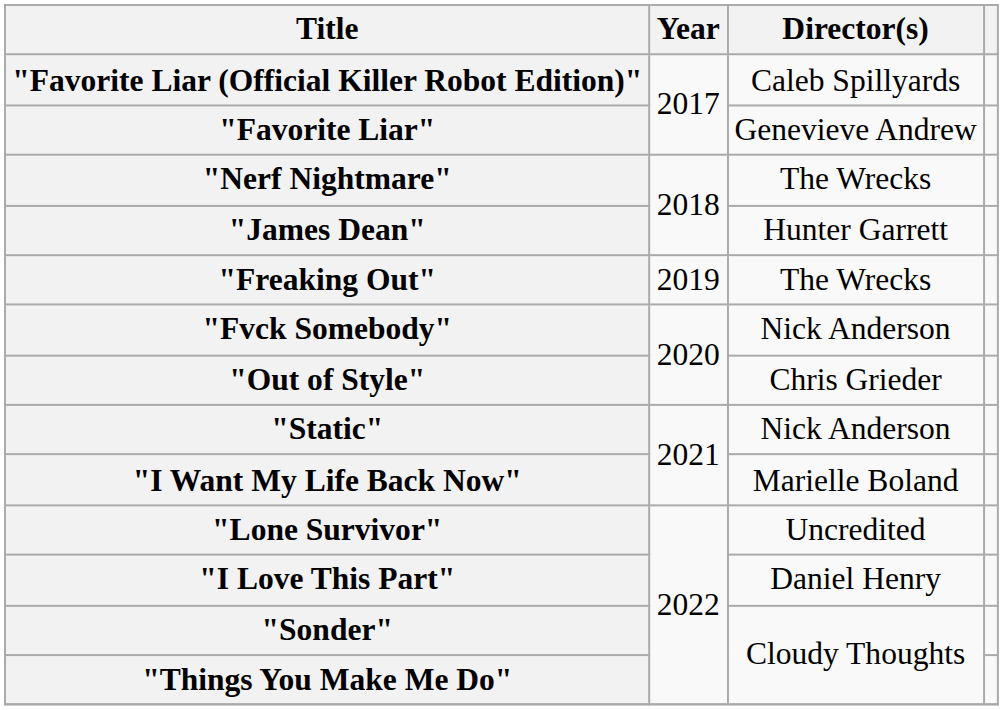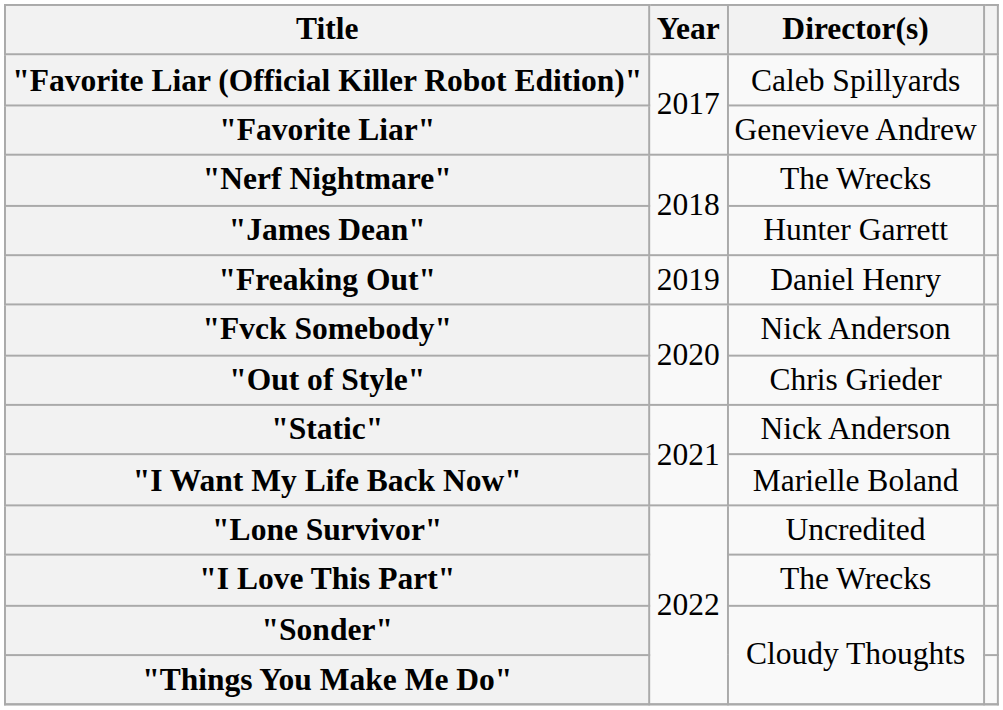(856, 279) The Wrecks -> (856, 279) Daniel Henry
(856, 579) Daniel Henry -> (856, 579) The Wrecks
